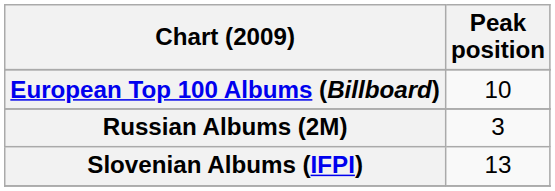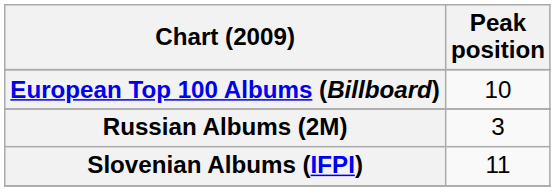(498, 165) 13 -> (498, 165) 11
